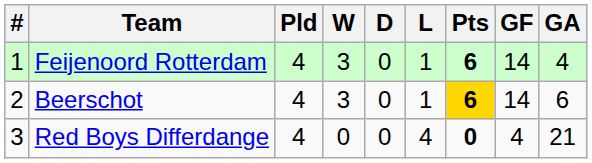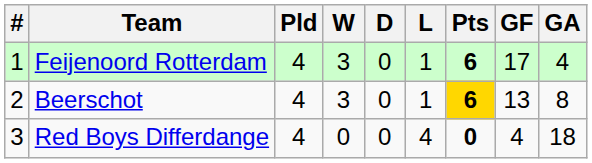(517, 61) 14 -> (517, 61) 17
(517, 99) 14 -> (517, 99) 13
(563, 99) 6 -> (563, 99) 8
(563, 137) 21 -> (563, 137) 18
